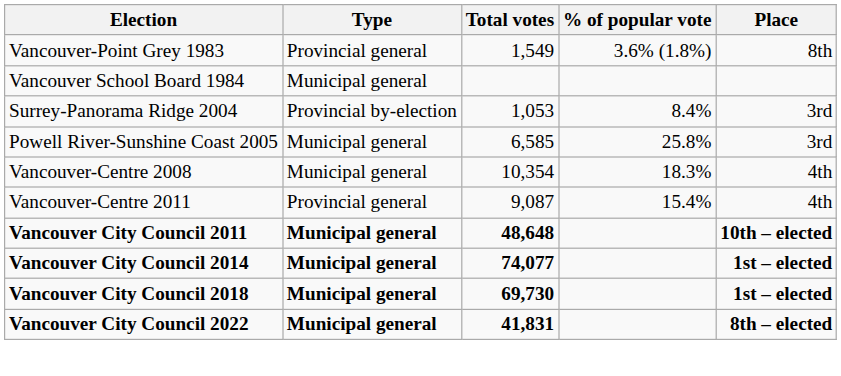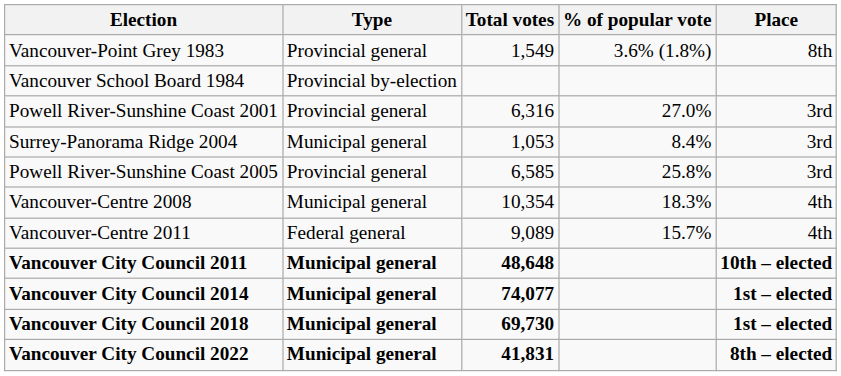(357, 80) Municipal general -> (372, 80) Provincial by-election
+ row: (144, 111)
(372, 111) Provincial by-election -> (357, 141) Municipal general
(357, 141) Municipal general -> (357, 171) Provincial general
(357, 202) Provincial general -> (346, 232) Federal general
(533, 202) 9,087 -> (533, 232) 9,089
(687, 202) 15.4% -> (687, 232) 15.7%
